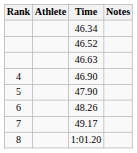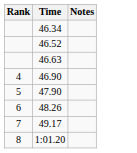- column: (50, 12)
